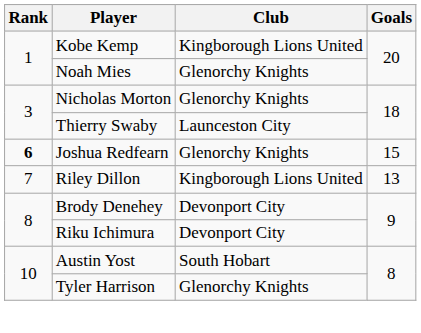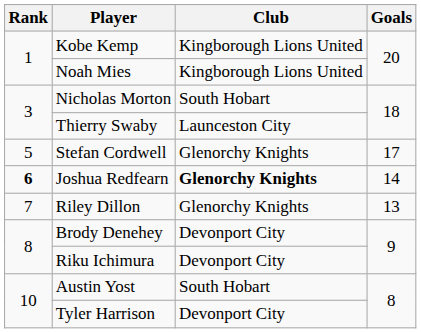(244, 71) Glenorchy Knights -> (271, 71) Kingborough Lions United
(244, 98) Glenorchy Knights -> (225, 98) South Hobart
+ row: (111, 152)
(244, 152) normal -> (248, 179) bold
(391, 152) 15 -> (391, 179) 14
(271, 179) Kingborough Lions United -> (244, 206) Glenorchy Knights
(244, 286) Glenorchy Knights -> (232, 313) Devonport City
